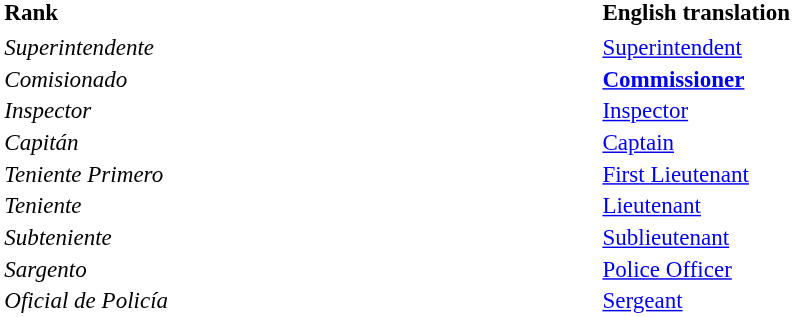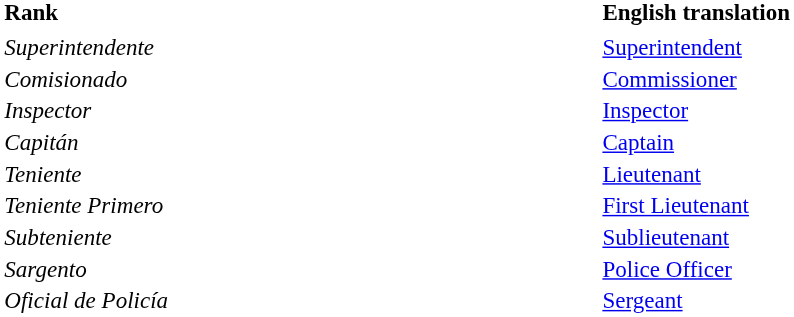(673, 79) bold -> (670, 79) normal
rows swapped: (84, 174) <-> (43, 206)
